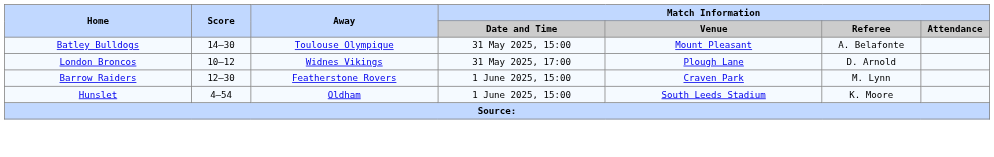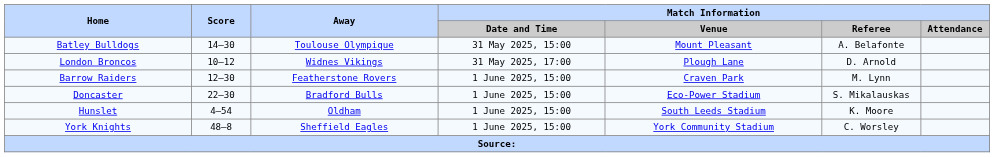+ row: (98, 94)
+ row: (98, 127)
